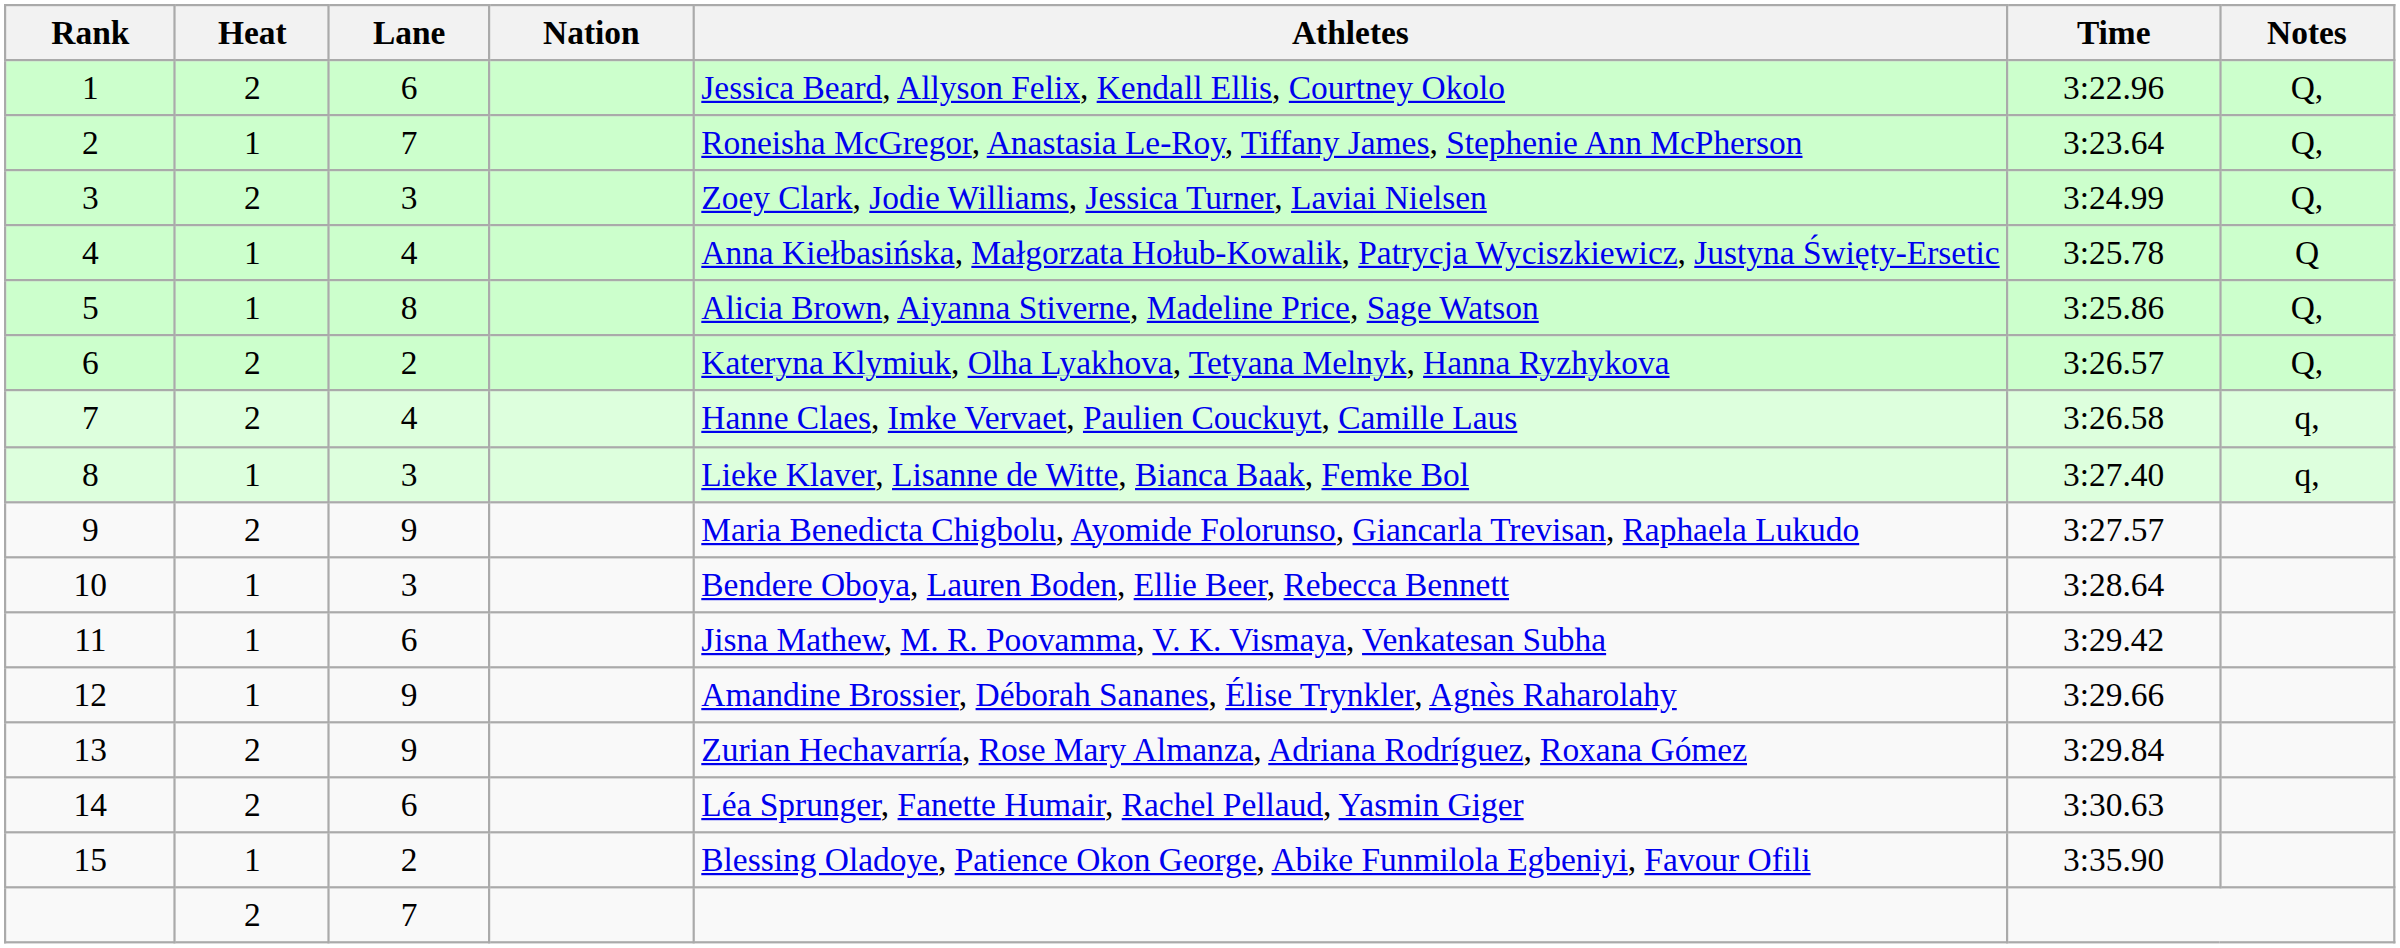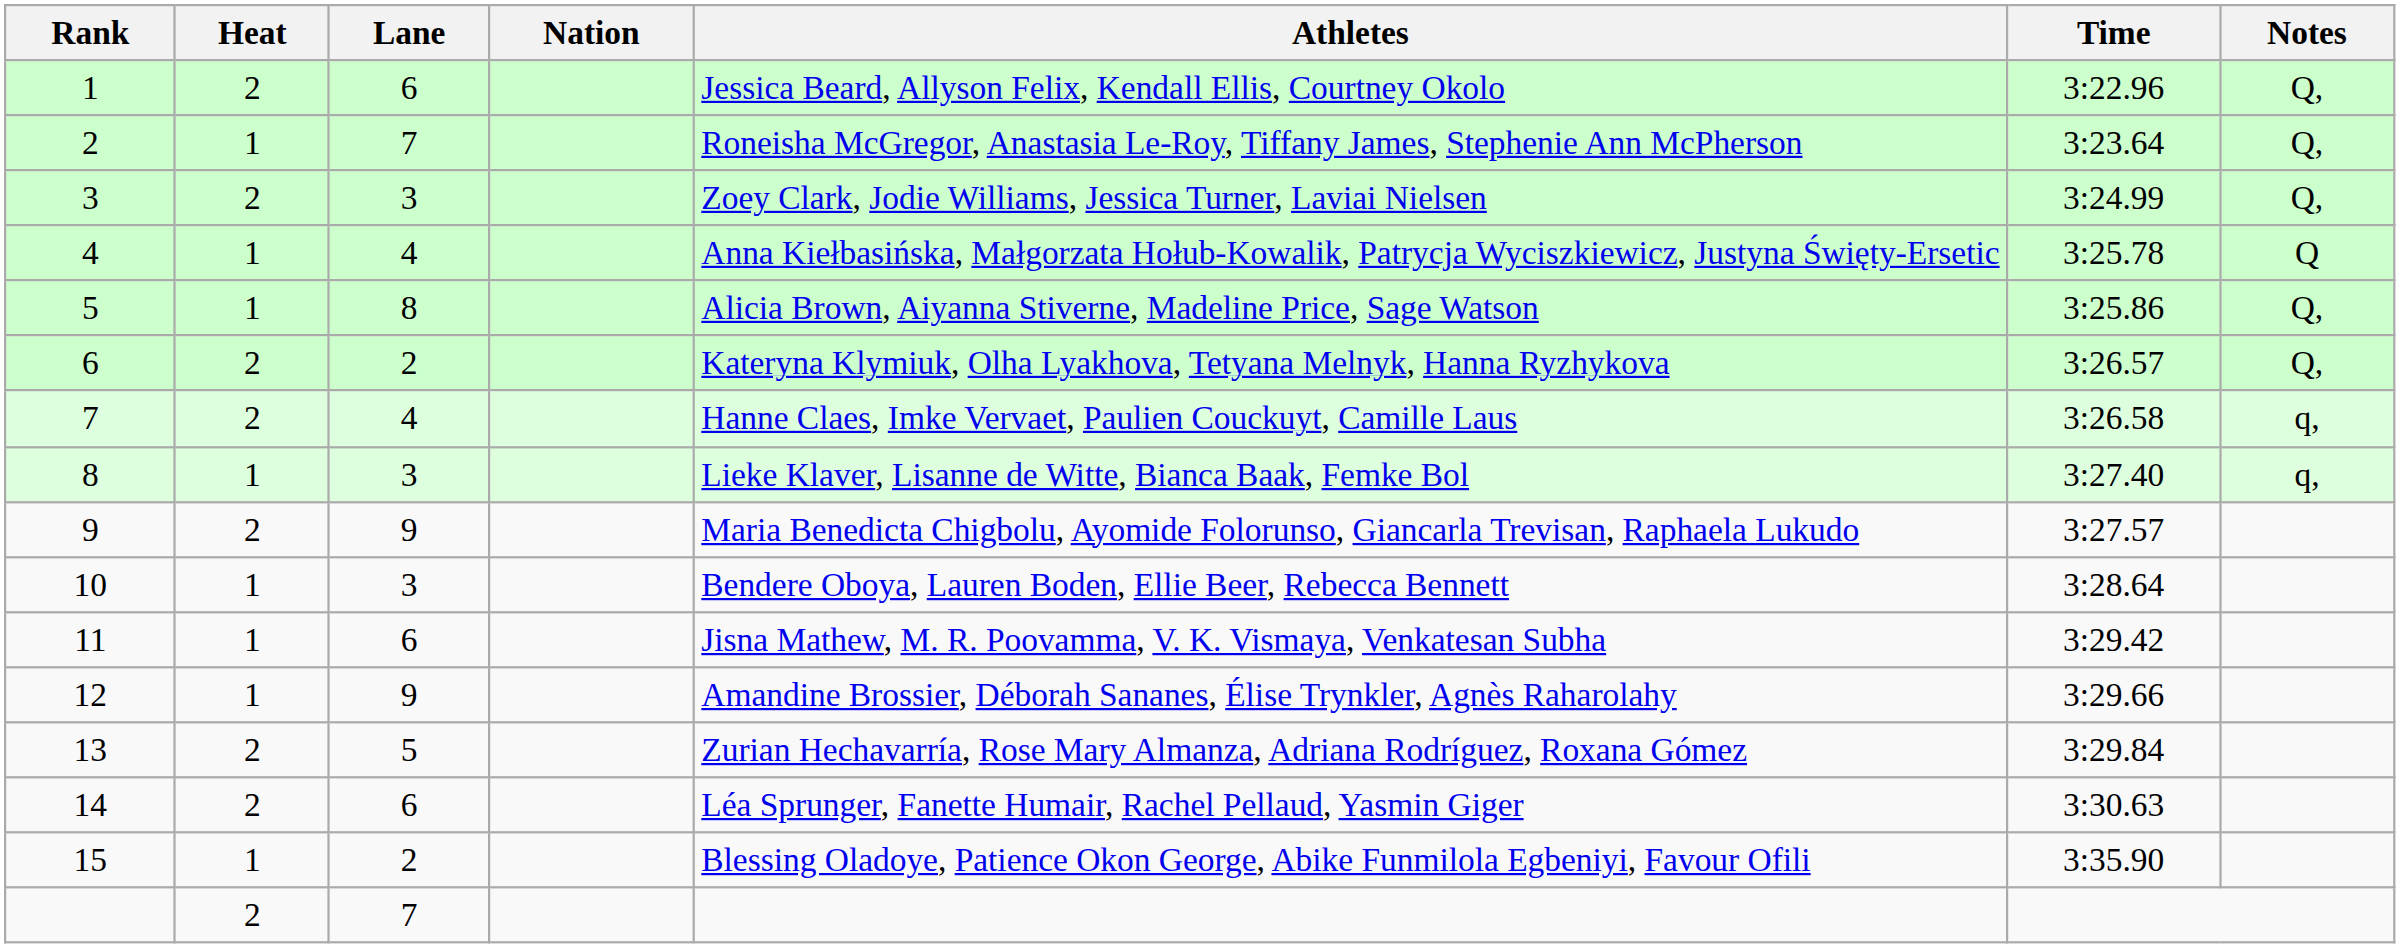(409, 749) 9 -> (409, 749) 5
